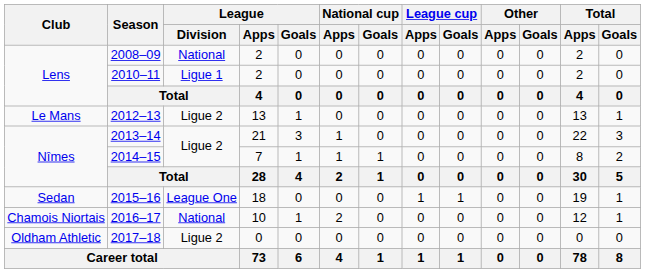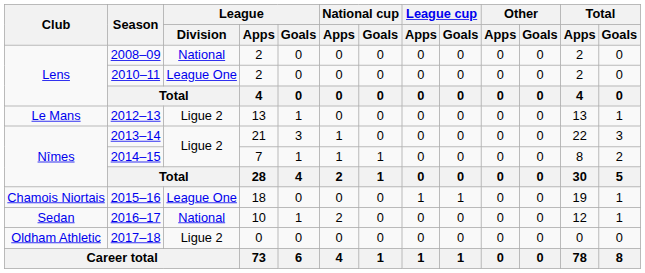(202, 75) Ligue 1 -> (202, 75) League One
(56, 197) Sedan -> (56, 197) Chamois Niortais
(56, 217) Chamois Niortais -> (56, 217) Sedan
